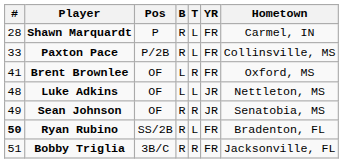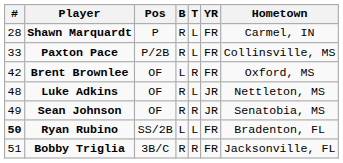(14, 72) 41 -> (14, 72) 42
(182, 91) L -> (182, 91) R
(182, 130) R -> (182, 130) L
